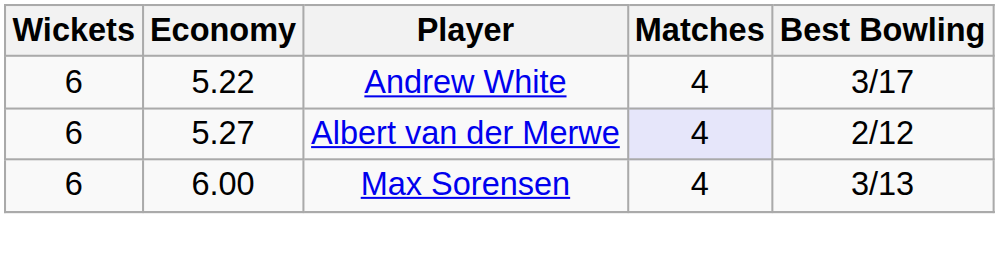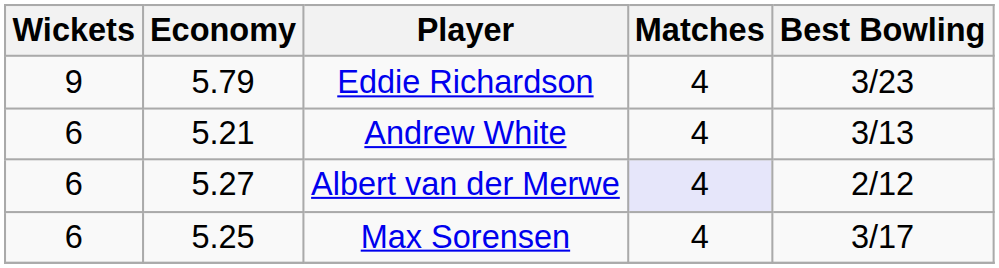+ row: (465, 81)
(223, 81) 5.22 -> (223, 133) 5.21
(883, 81) 3/17 -> (883, 133) 3/13
(223, 184) 6.00 -> (223, 236) 5.25
(883, 184) 3/13 -> (883, 236) 3/17
